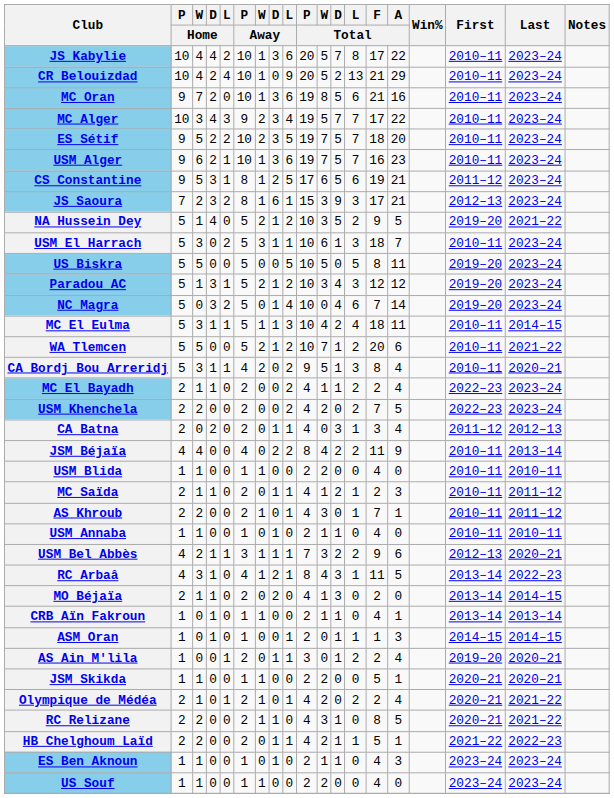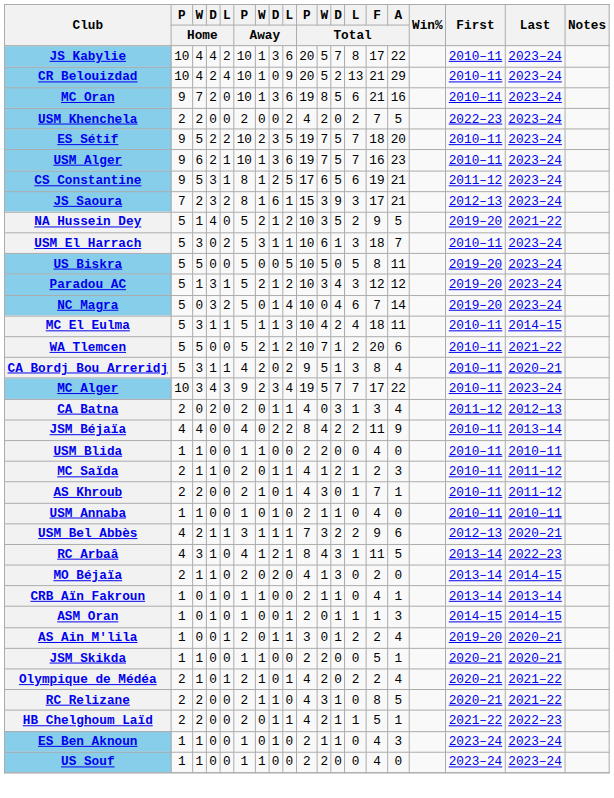rows swapped: (88, 119) <-> (88, 409)
- row: (88, 389)
